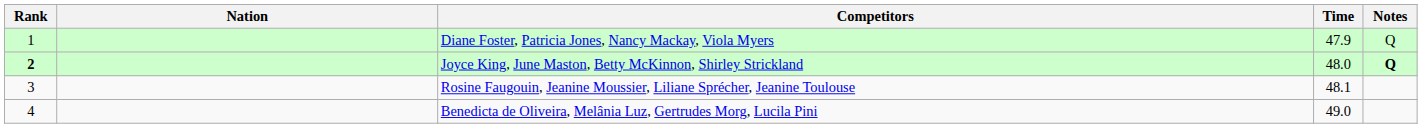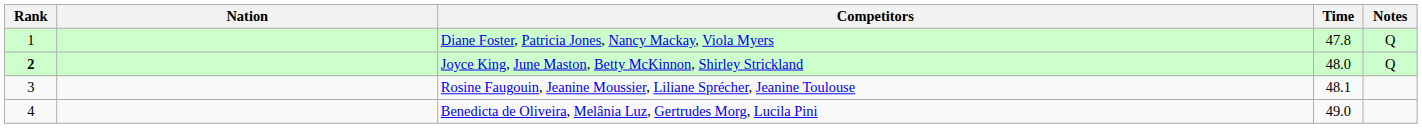(1338, 40) 47.9 -> (1338, 40) 47.8
(1390, 64) bold -> (1390, 64) normal
